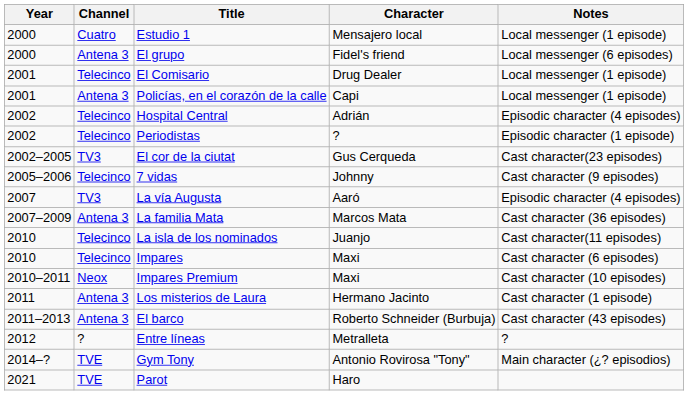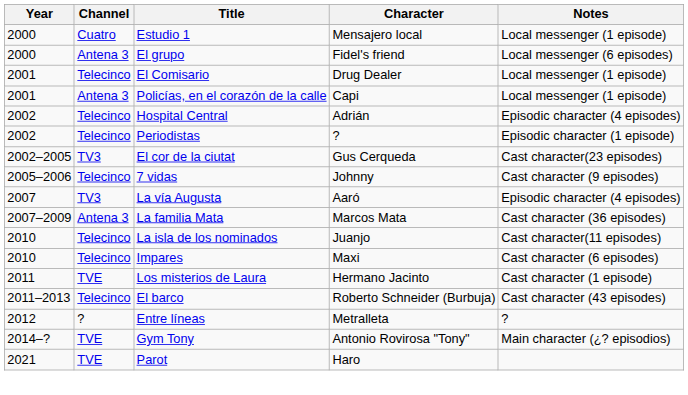- row: (187, 278)
(103, 298) Antena 3 -> (90, 278) TVE
(103, 319) Antena 3 -> (104, 298) Telecinco
